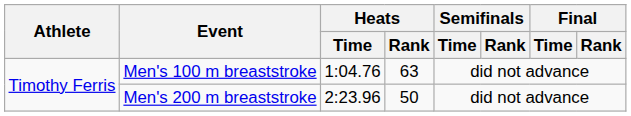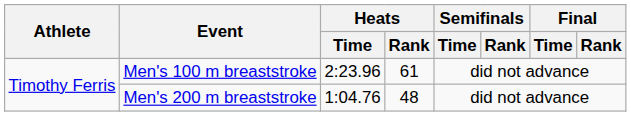(353, 72) 1:04.76 -> (353, 72) 2:23.96
(409, 72) 63 -> (409, 72) 61
(353, 98) 2:23.96 -> (353, 98) 1:04.76
(409, 98) 50 -> (409, 98) 48
